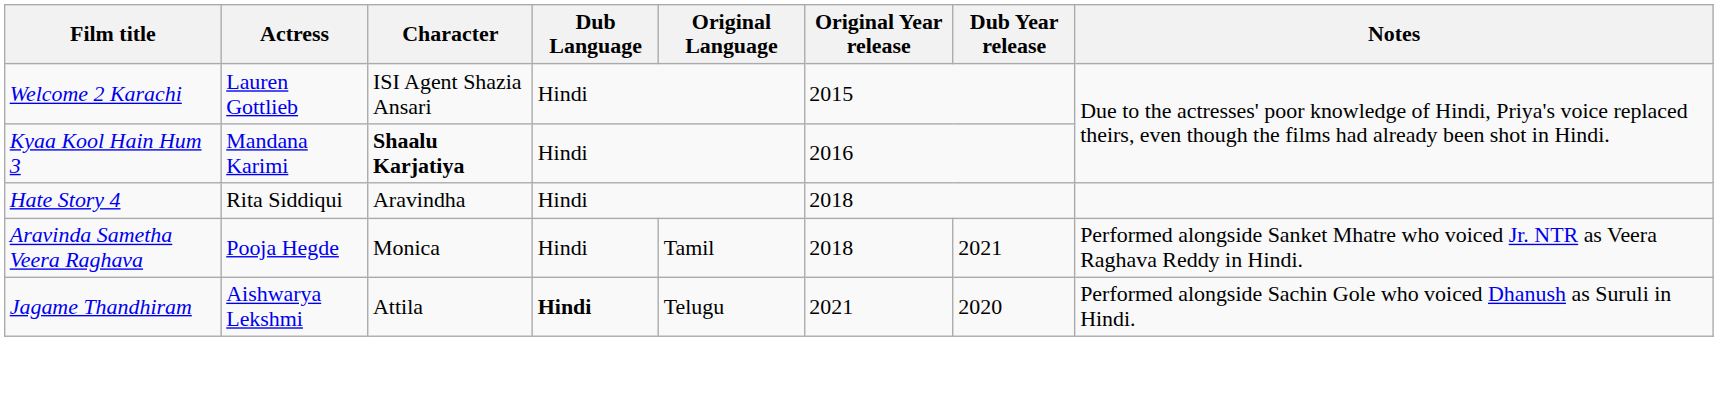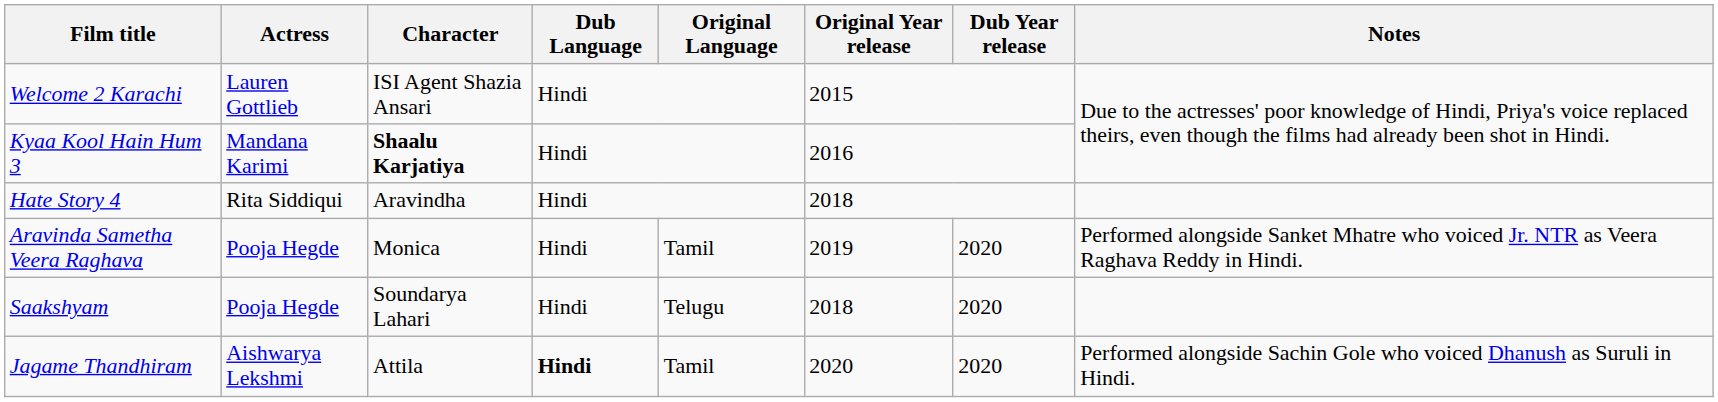(831, 247) 2018 -> (831, 247) 2019
(980, 247) 2021 -> (980, 247) 2020
+ row: (59, 306)
(694, 306) Telugu -> (689, 366) Tamil
(831, 306) 2021 -> (831, 366) 2020
